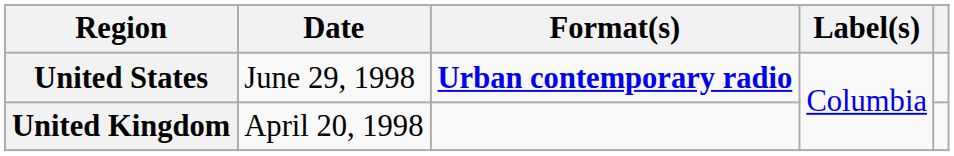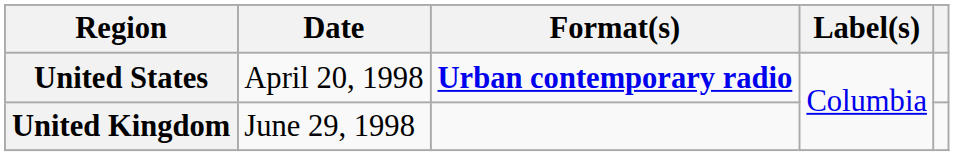(330, 77) June 29, 1998 -> (334, 77) April 20, 1998
(334, 125) April 20, 1998 -> (330, 125) June 29, 1998
